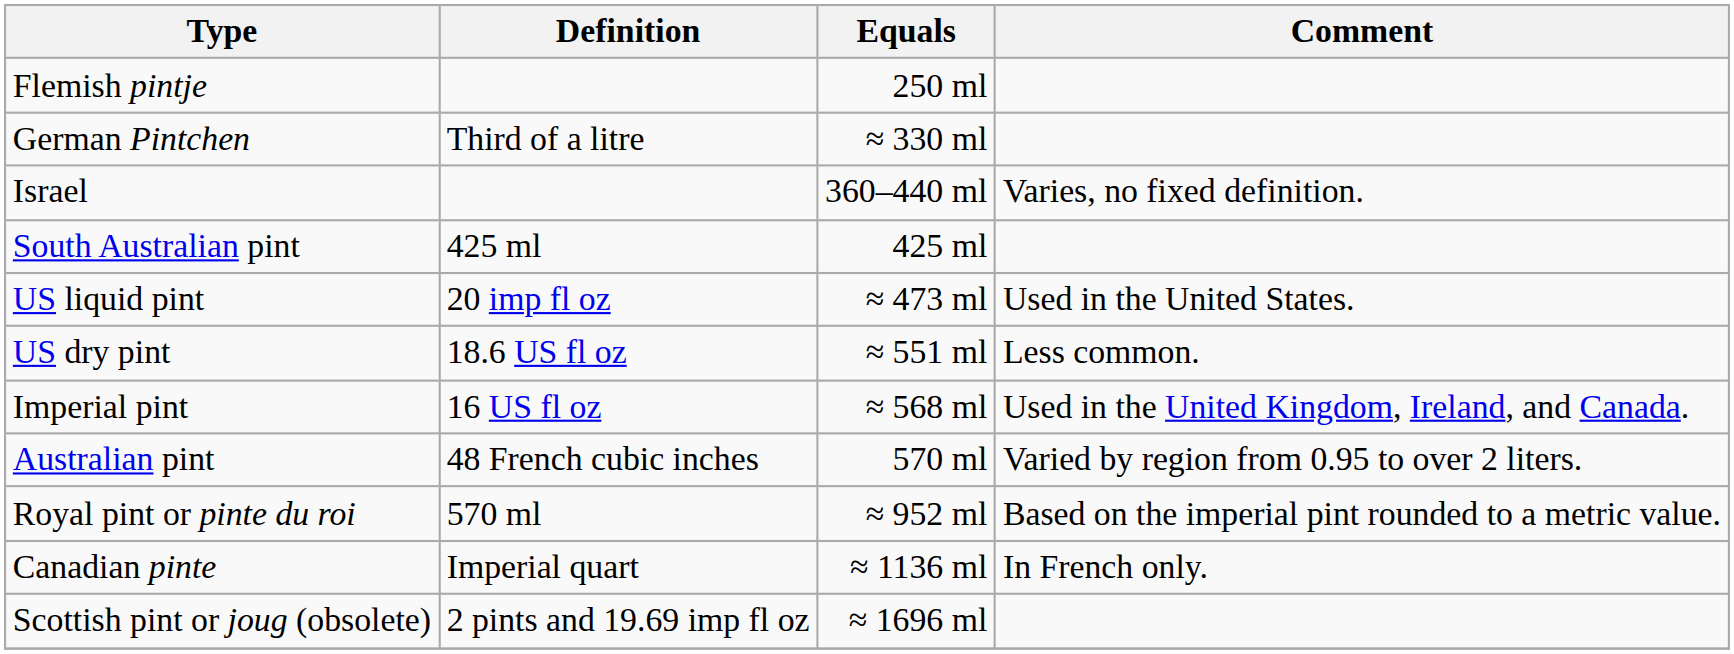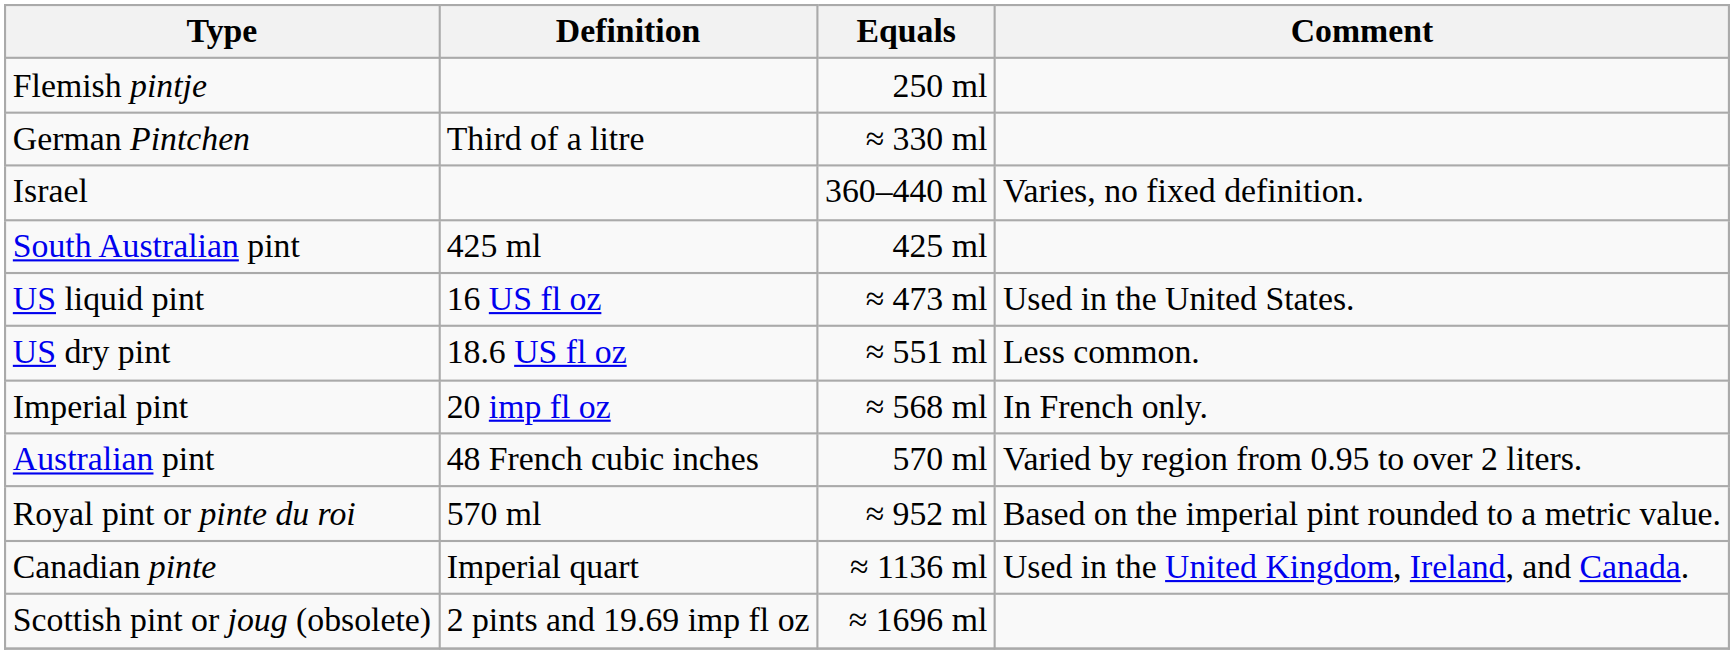(529, 298) 20 imp fl oz -> (524, 298) 16 US fl oz
(524, 406) 16 US fl oz -> (529, 406) 20 imp fl oz
(1346, 406) Used in the United Kingdom, Ireland, and Canada. -> (1105, 406) In French only.
(1105, 566) In French only. -> (1346, 566) Used in the United Kingdom, Ireland, and Canada.
